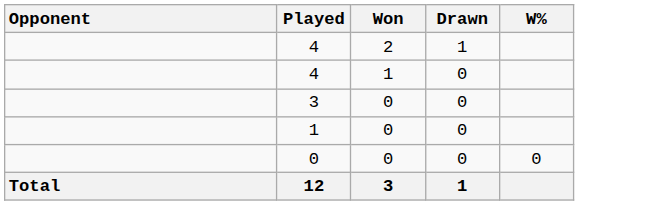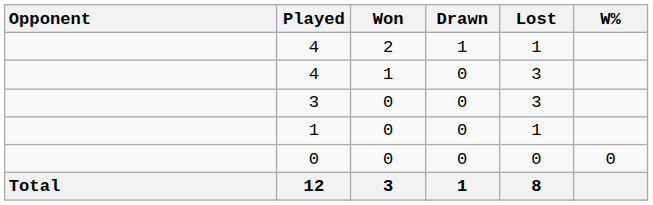+ column: (536, 19)
